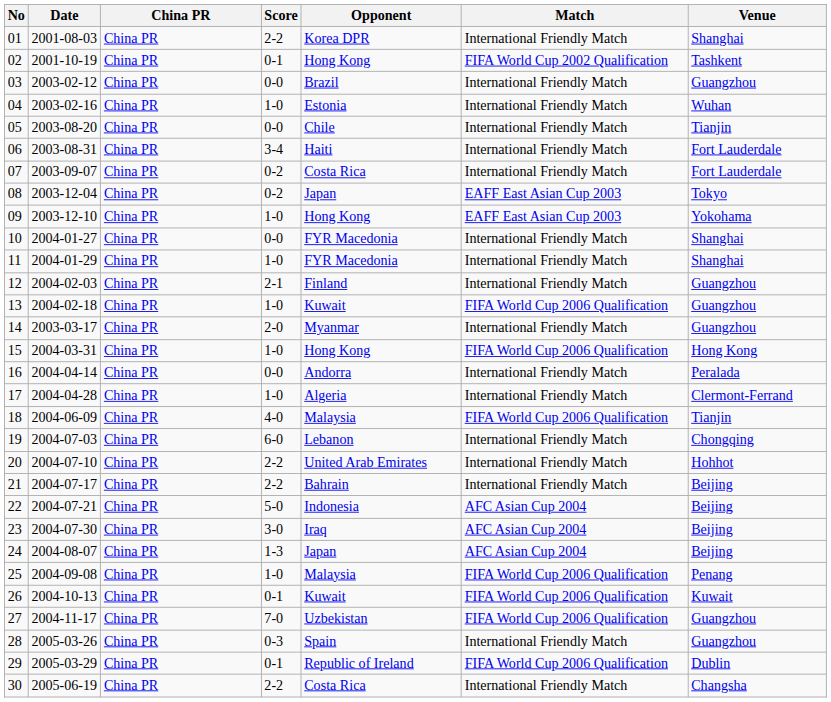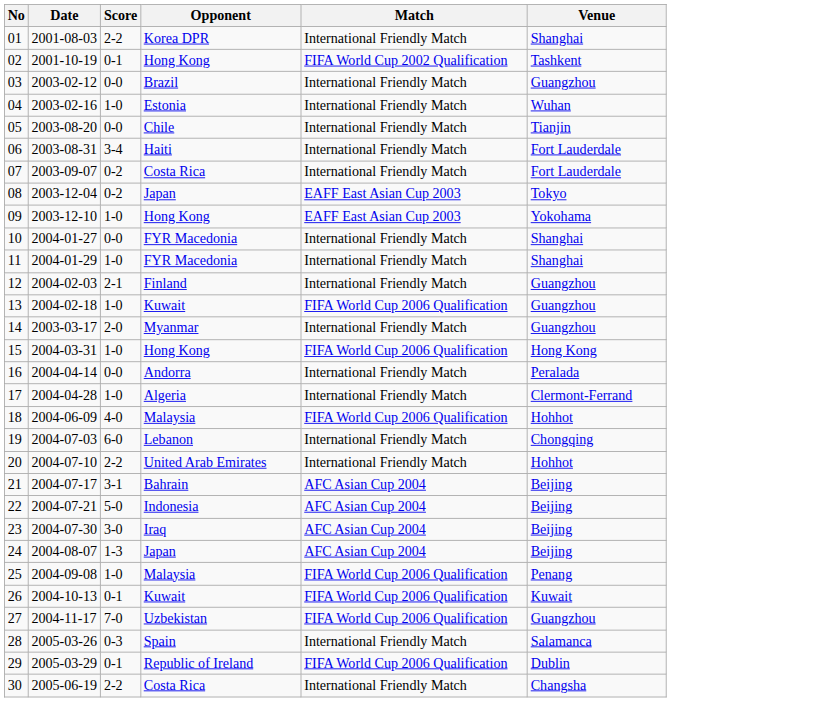- column: (181, 15)
(711, 417) Tianjin -> (552, 417) Hohhot
(274, 484) 2-2 -> (113, 484) 3-1
(546, 484) International Friendly Match -> (365, 484) AFC Asian Cup 2004
(724, 640) Guangzhou -> (561, 640) Salamanca
